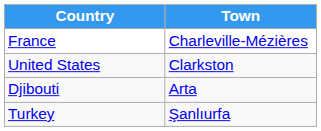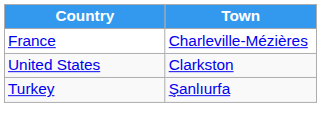- row: (34, 89)
